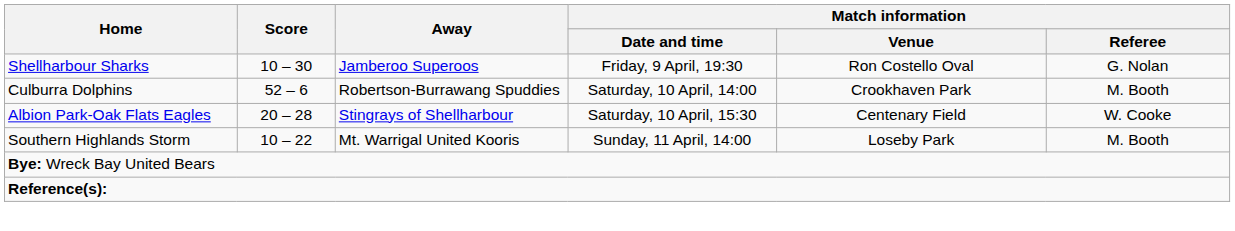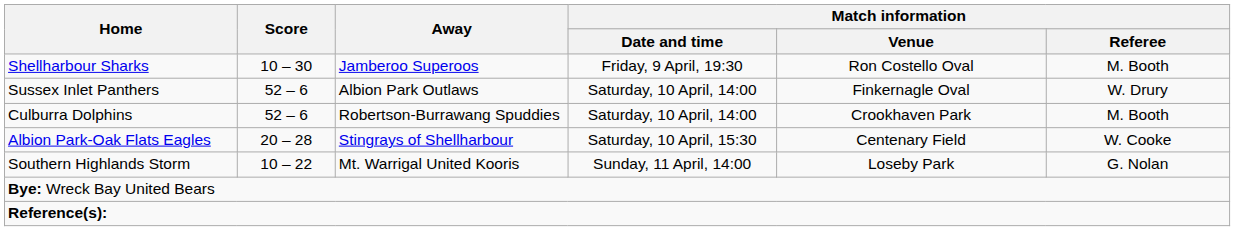(1138, 66) G. Nolan -> (1138, 66) M. Booth
+ row: (84, 90)
(1138, 139) M. Booth -> (1138, 164) G. Nolan
